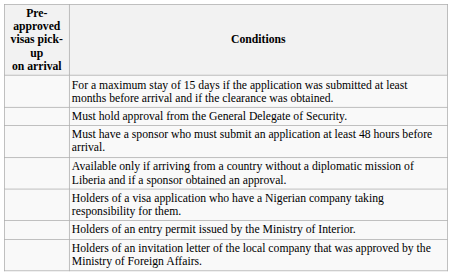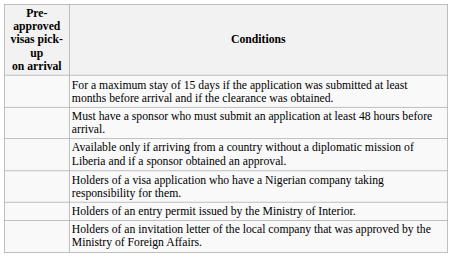- row: (209, 116)
